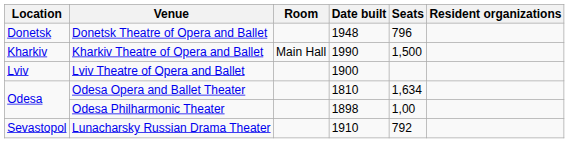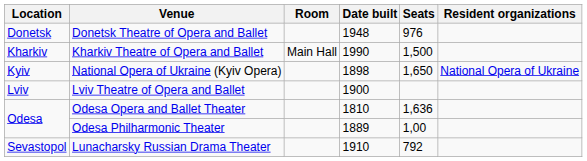(402, 33) 796 -> (413, 33) 976
+ row: (177, 71)
(407, 90) 1,634 -> (418, 109) 1,636
(345, 109) 1898 -> (356, 128) 1889
